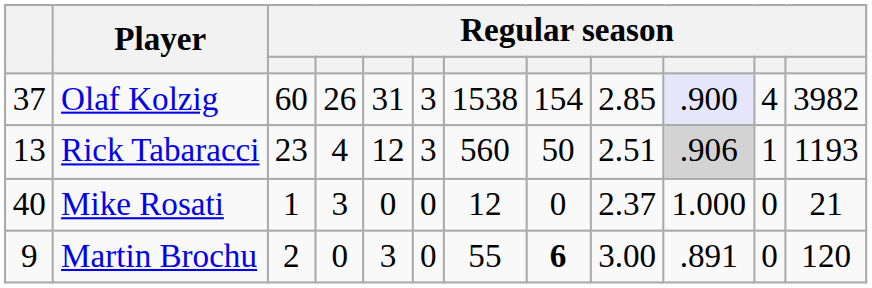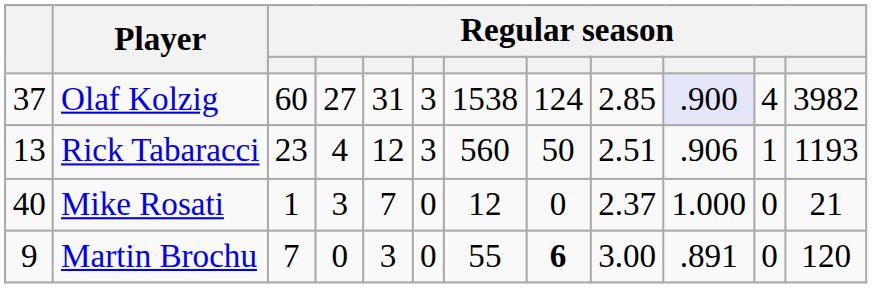(340, 98) 26 -> (340, 98) 27
(558, 98) 154 -> (558, 98) 124
(709, 151) lightgrey background -> (709, 151) no background
(388, 203) 0 -> (388, 203) 7
(291, 256) 2 -> (291, 256) 7
